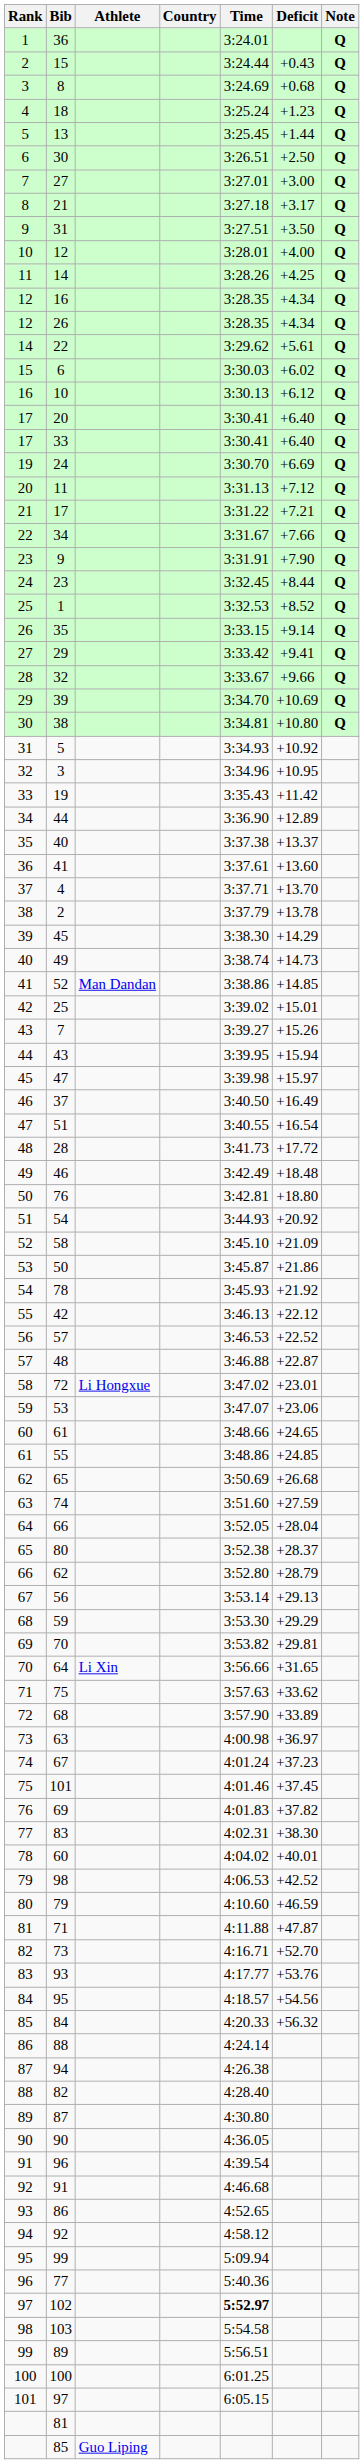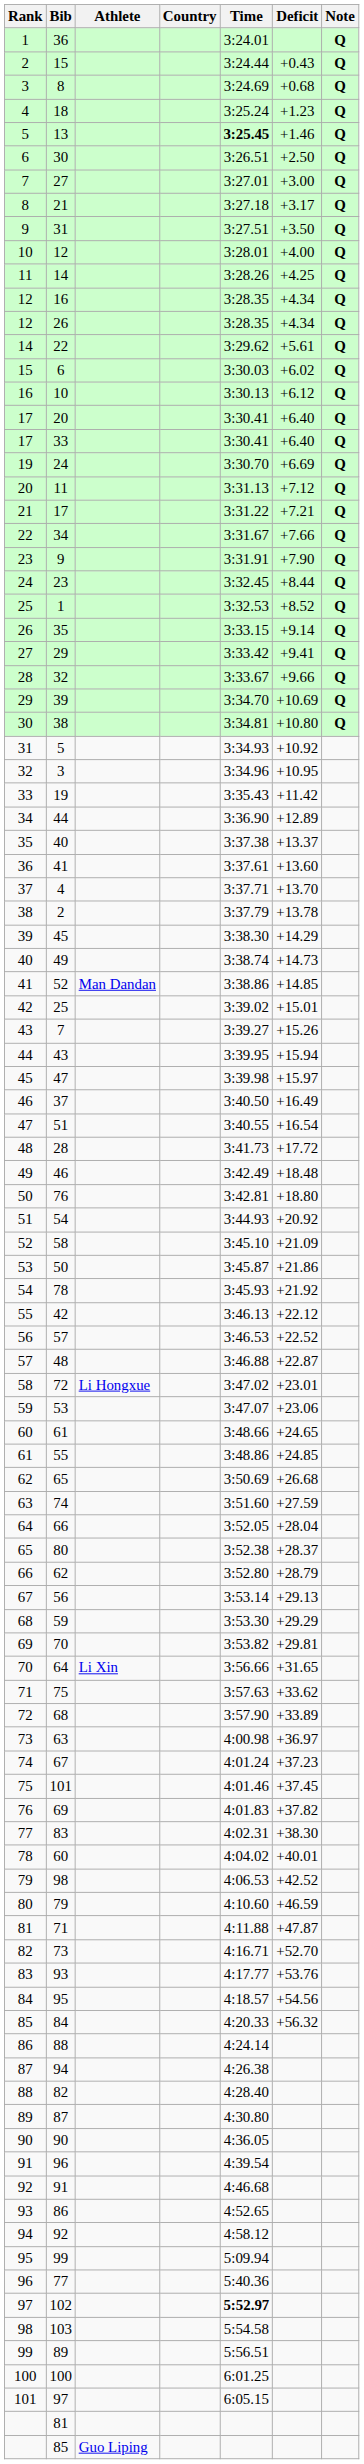(246, 134) normal -> (246, 134) bold
(297, 134) +1.44 -> (297, 134) +1.46
